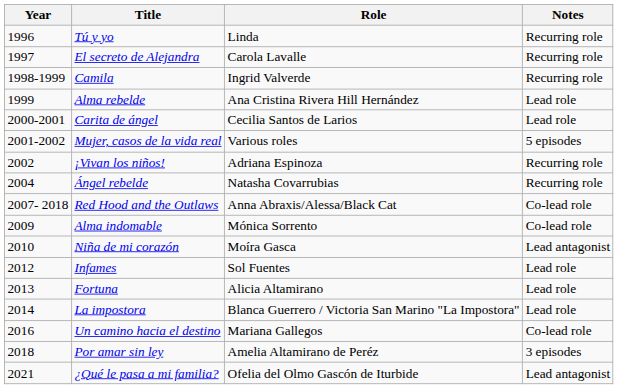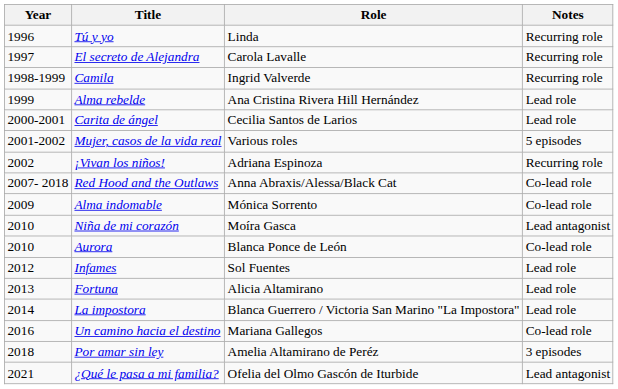- row: (111, 183)
+ row: (93, 246)
